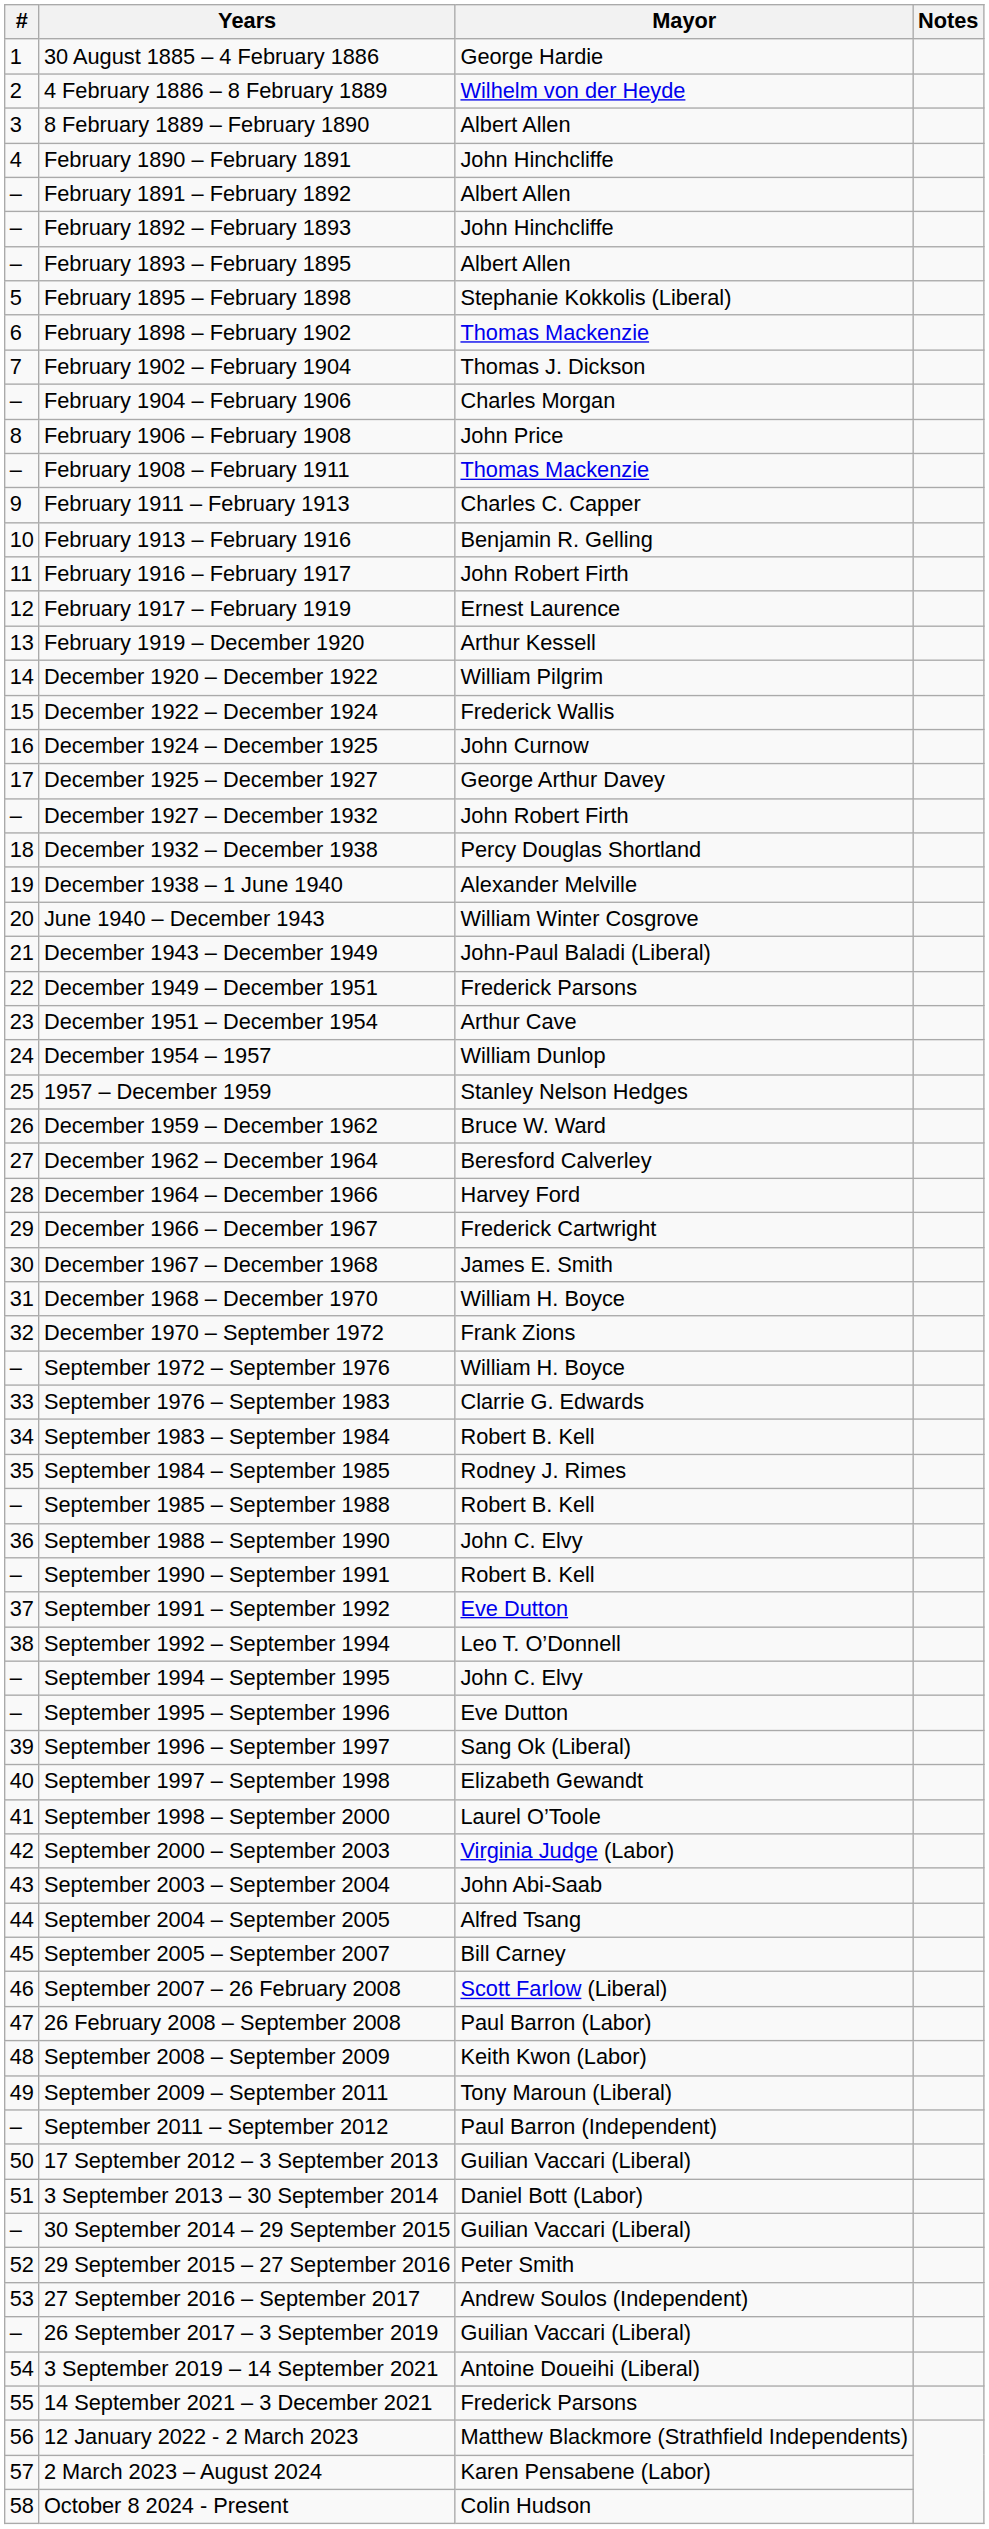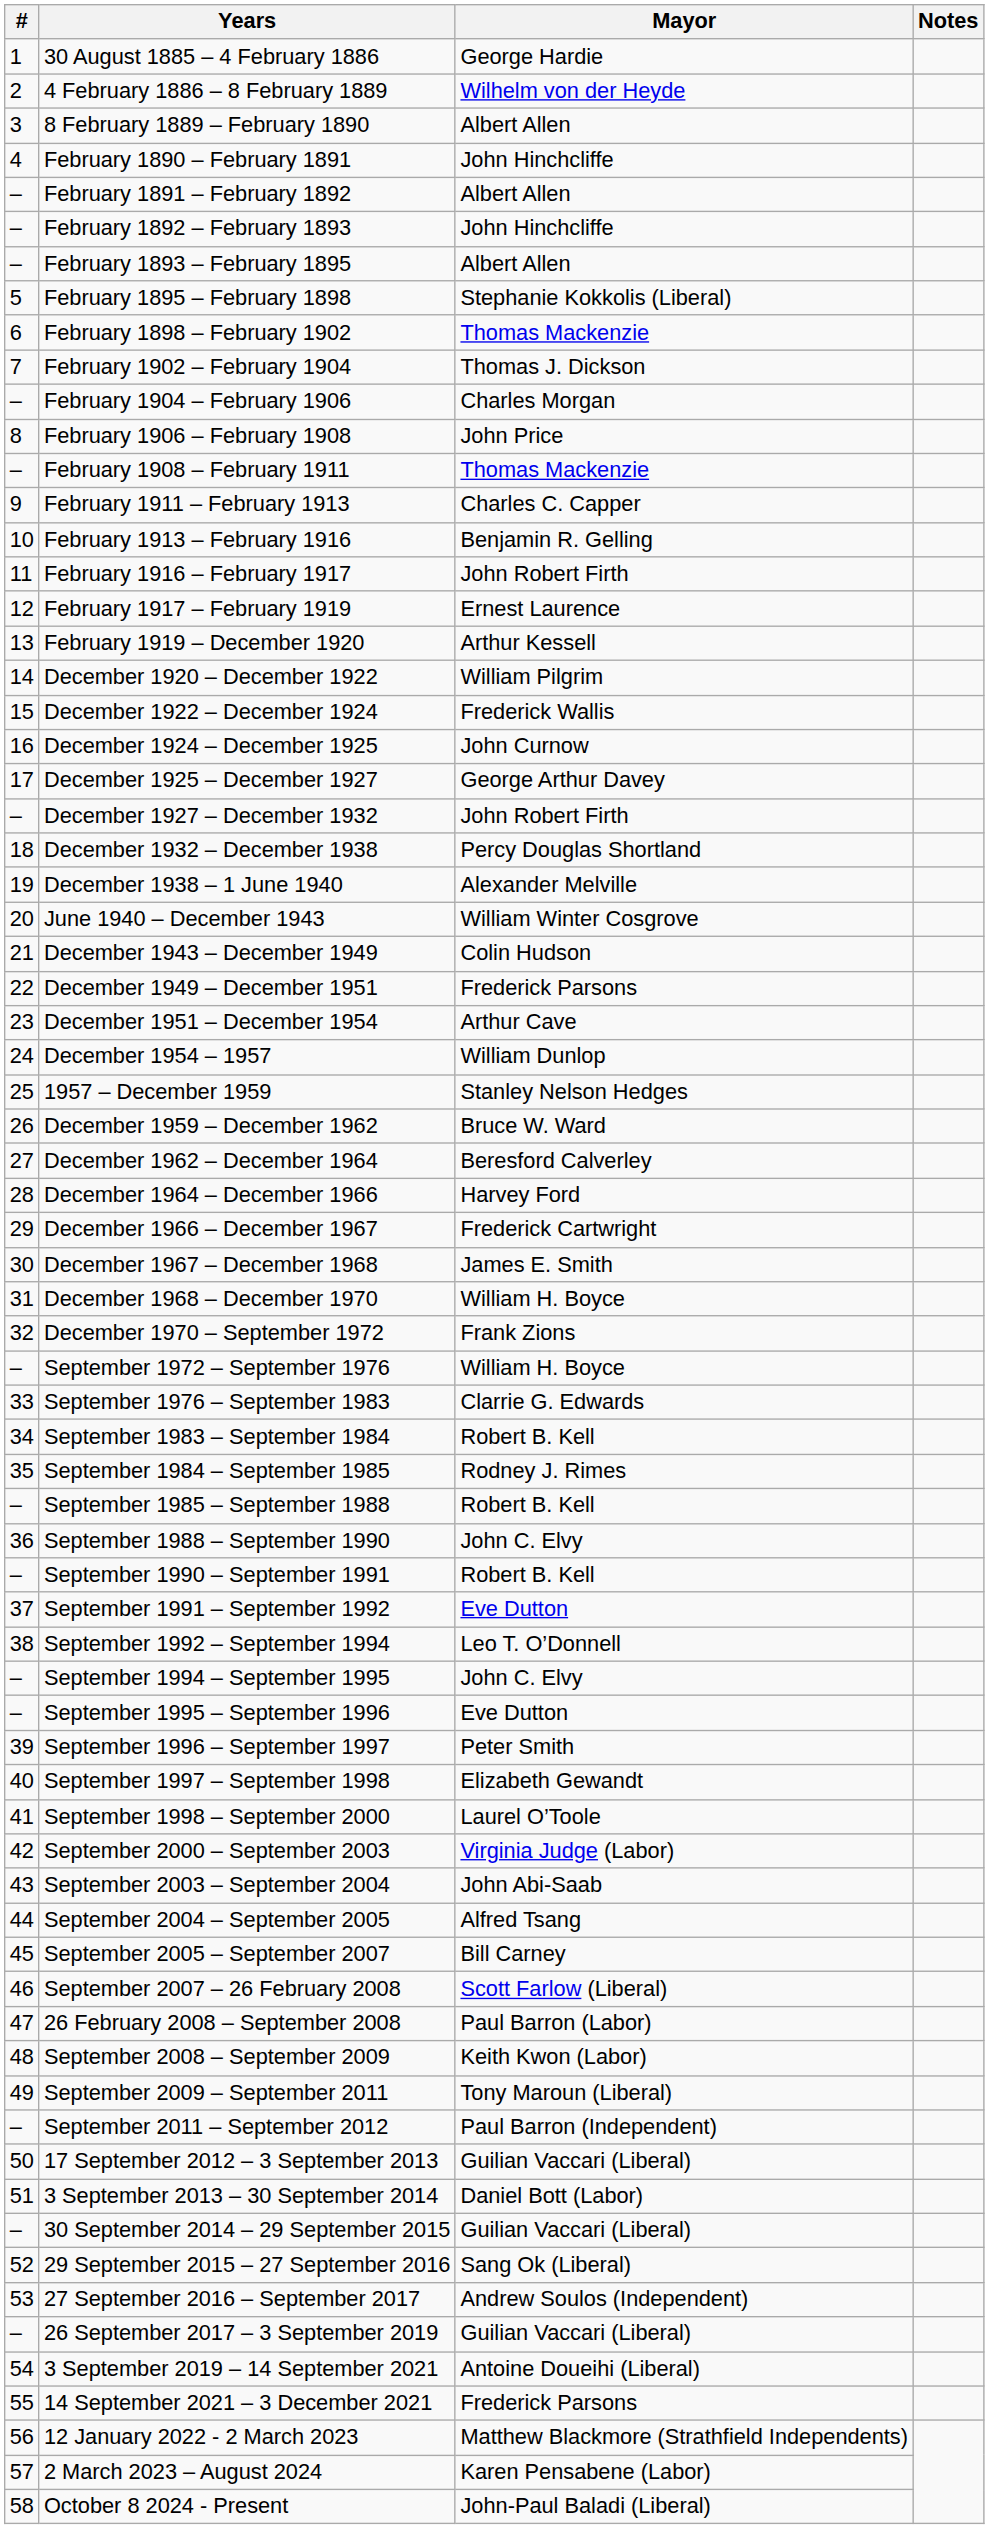(586, 953) John-Paul Baladi (Liberal) -> (526, 953) Colin Hudson
(546, 1747) Sang Ok (Liberal) -> (517, 1747) Peter Smith
(517, 2264) Peter Smith -> (546, 2264) Sang Ok (Liberal)
(526, 2506) Colin Hudson -> (586, 2506) John-Paul Baladi (Liberal)
